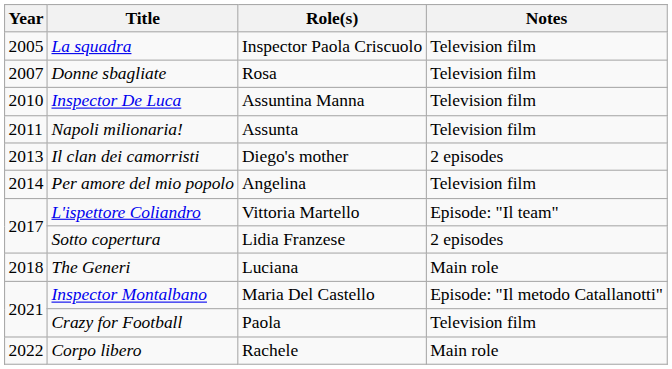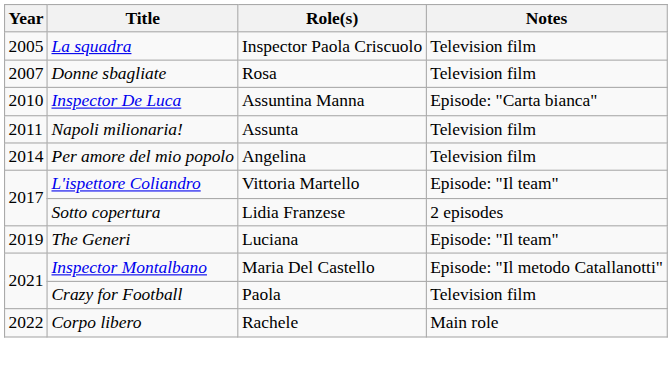(483, 101) Television film -> (514, 101) Episode: "Carta bianca"
- row: (125, 156)
(26, 267) 2018 -> (26, 239) 2019
(464, 267) Main role -> (494, 239) Episode: "Il team"
